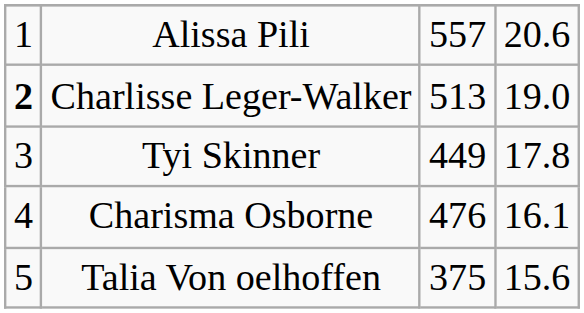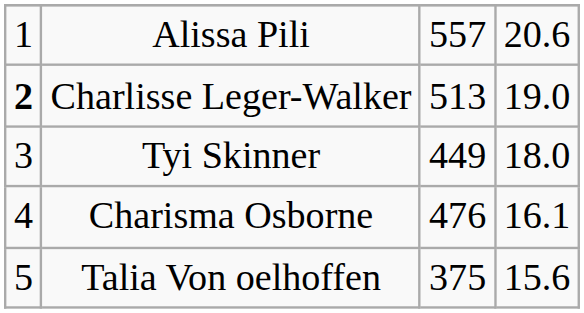(537, 155) 17.8 -> (537, 155) 18.0
